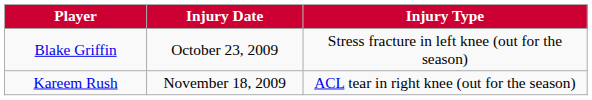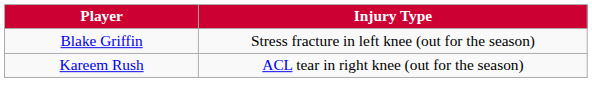- column: (225, 16)
